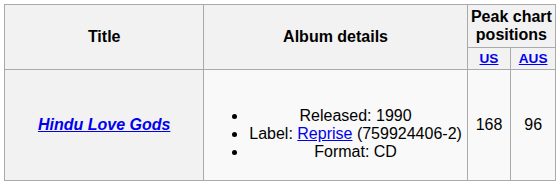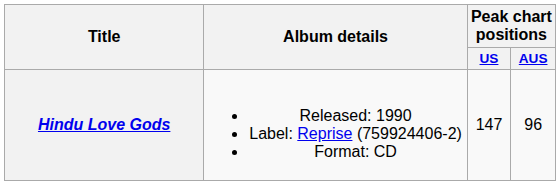(489, 124) 168 -> (489, 124) 147
